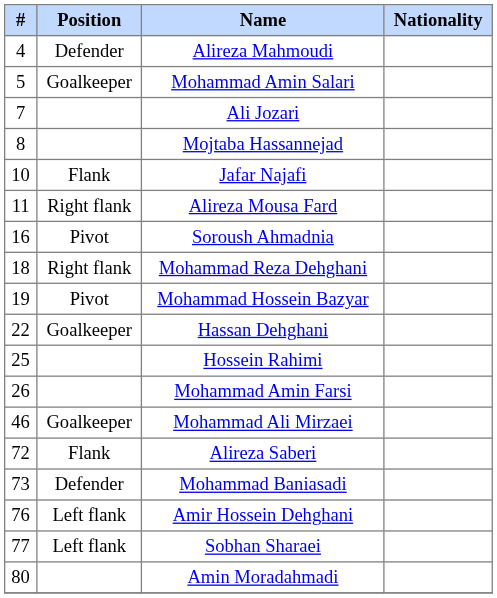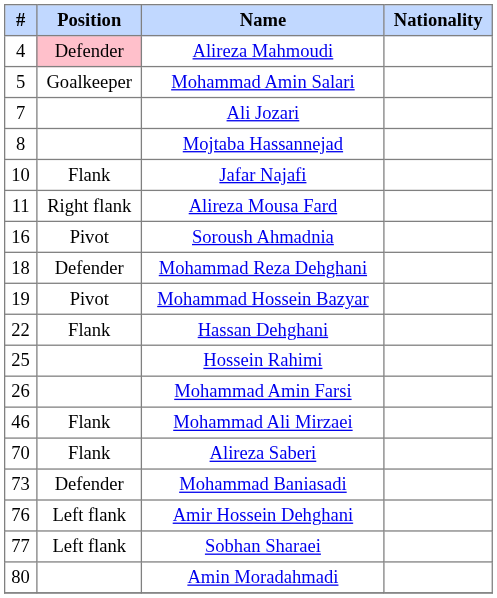(89, 50) no background -> (89, 50) pink background
(89, 267) Right flank -> (89, 267) Defender
(89, 329) Goalkeeper -> (89, 329) Flank
(89, 422) Goalkeeper -> (89, 422) Flank
(21, 453) 72 -> (21, 453) 70
